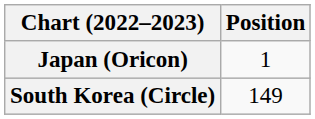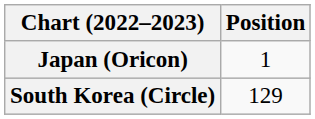(266, 95) 149 -> (266, 95) 129
